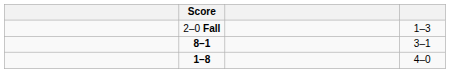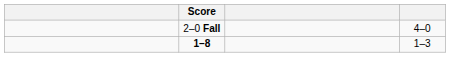(422, 28) 1–3 -> (422, 28) 4–0
- row: (202, 44)
(422, 60) 4–0 -> (422, 44) 1–3
